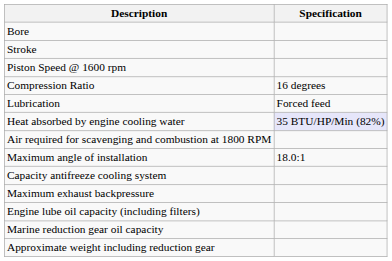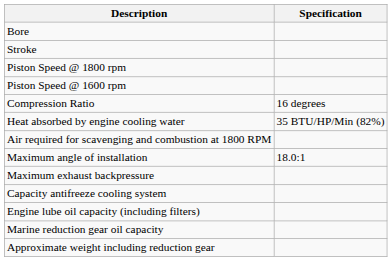+ row: (66, 67)
- row: (33, 103)
(331, 121) lavender background -> (331, 121) no background
rows swapped: (80, 193) <-> (87, 175)
